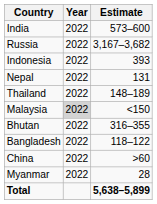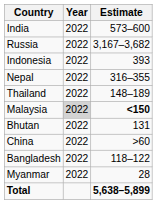(141, 77) 131 -> (130, 77) 316–355
(138, 110) normal -> (138, 110) bold
(130, 126) 316–355 -> (141, 126) 131
rows swapped: (34, 142) <-> (20, 158)
